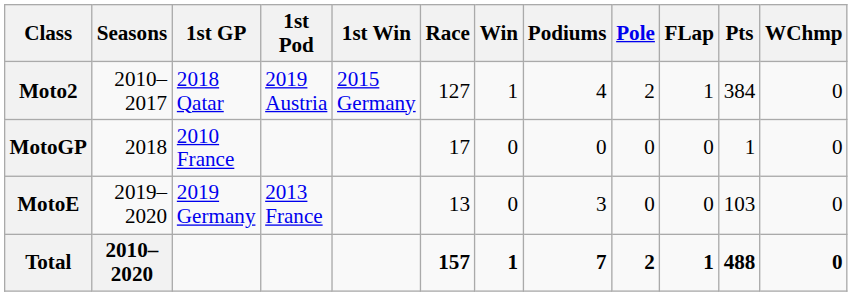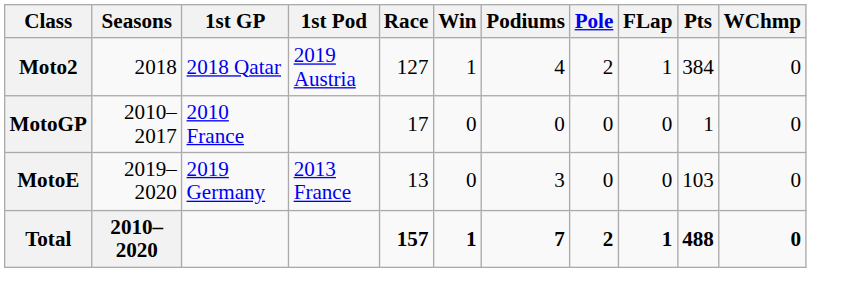- column: (376, 33)
(141, 90) 2010–2017 -> (156, 66) 2018
(146, 147) 2018 -> (150, 123) 2010–2017
